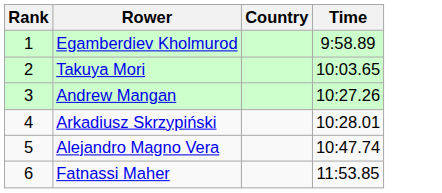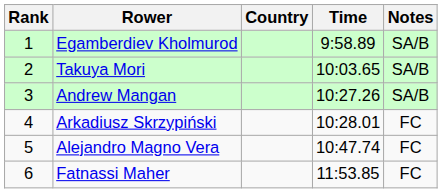+ column: (411, 17)
